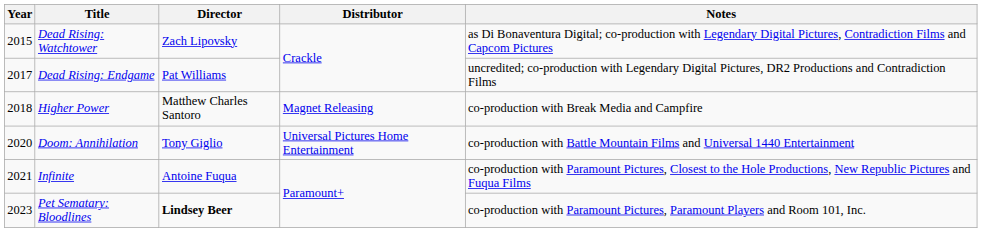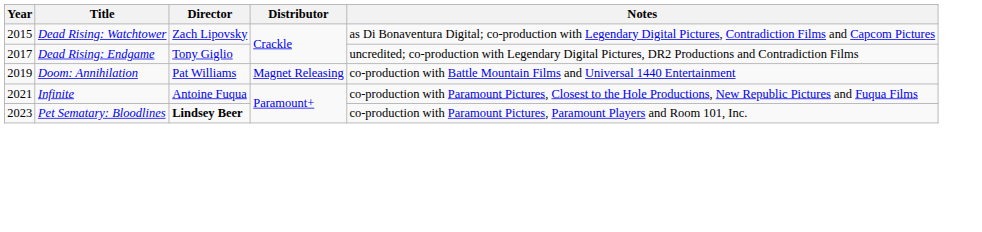(194, 75) Pat Williams -> (202, 53) Tony Giglio
- row: (74, 108)
(20, 142) 2020 -> (20, 73) 2019
(192, 142) Tony Giglio -> (204, 73) Pat Williams
(346, 142) Universal Pictures Home Entertainment -> (298, 73) Magnet Releasing
